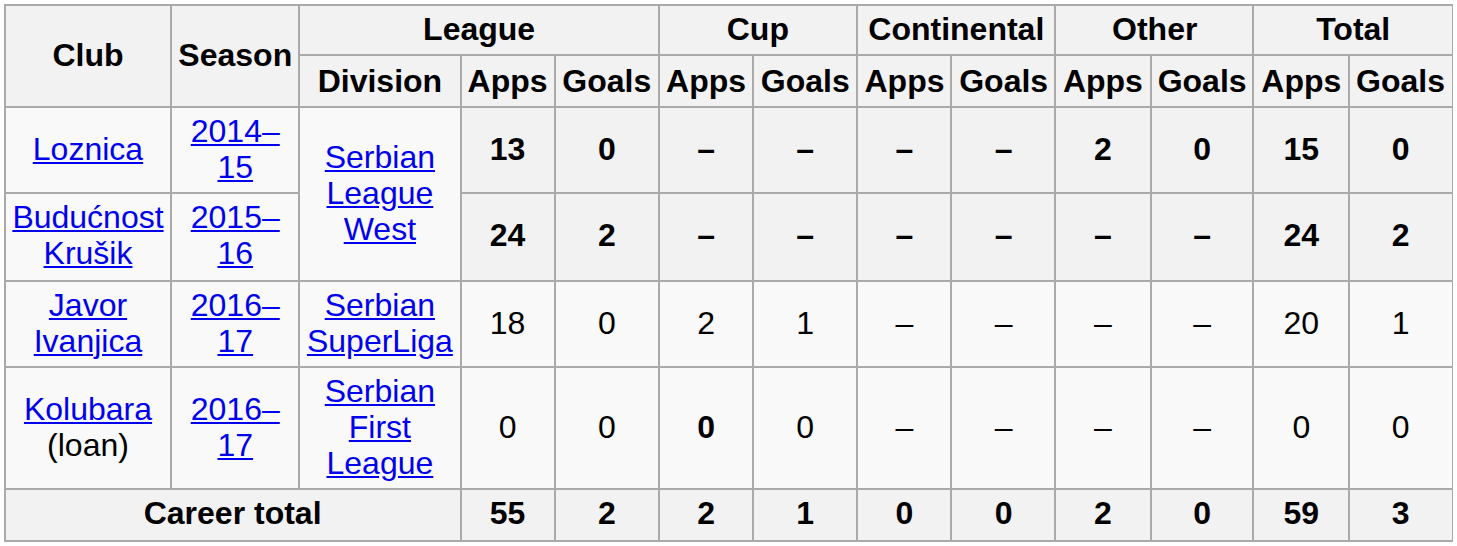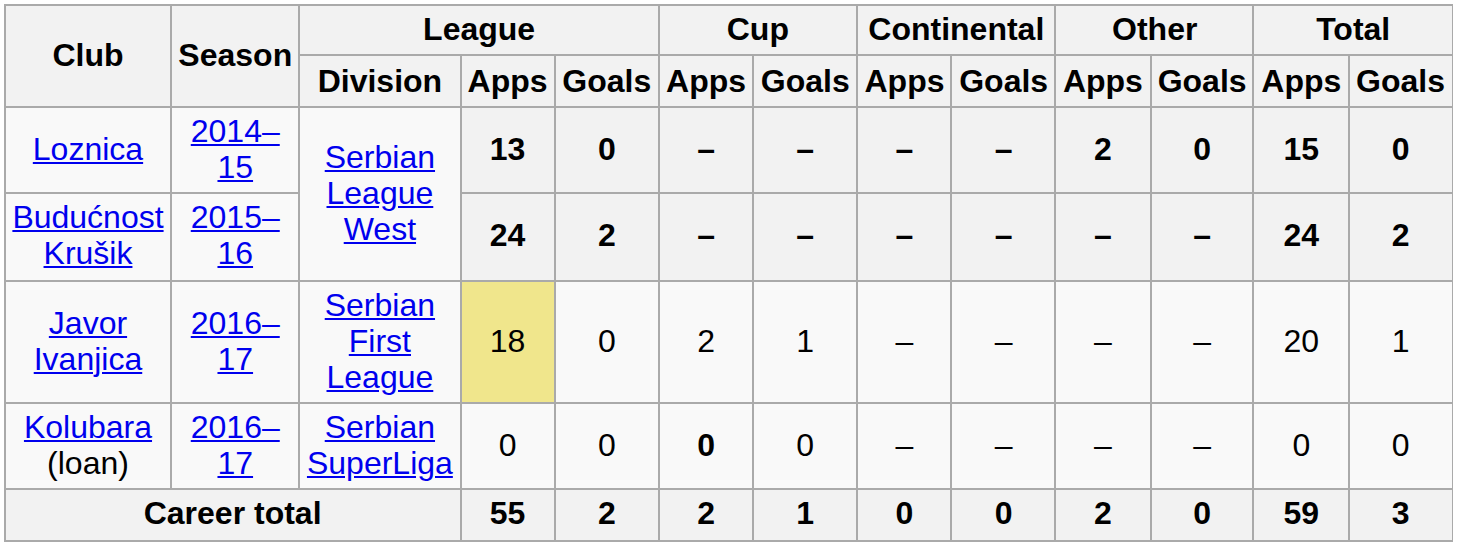(380, 322) Serbian SuperLiga -> (380, 340) Serbian First League
(508, 322) no background -> (508, 340) khaki background
(380, 427) Serbian First League -> (380, 445) Serbian SuperLiga
